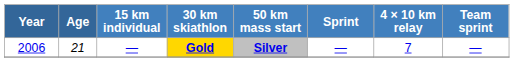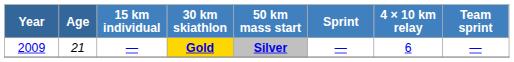(32, 48) 2006 -> (32, 48) 2009
(408, 48) 7 -> (408, 48) 6
